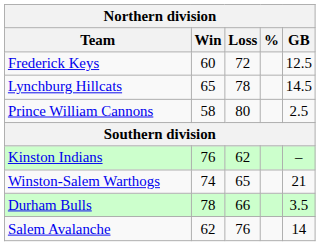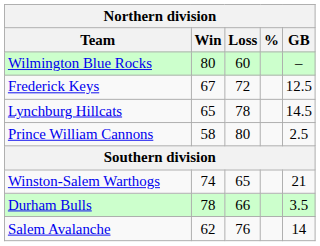+ row: (80, 63)
(208, 63) 60 -> (208, 87) 67
- row: (55, 157)
